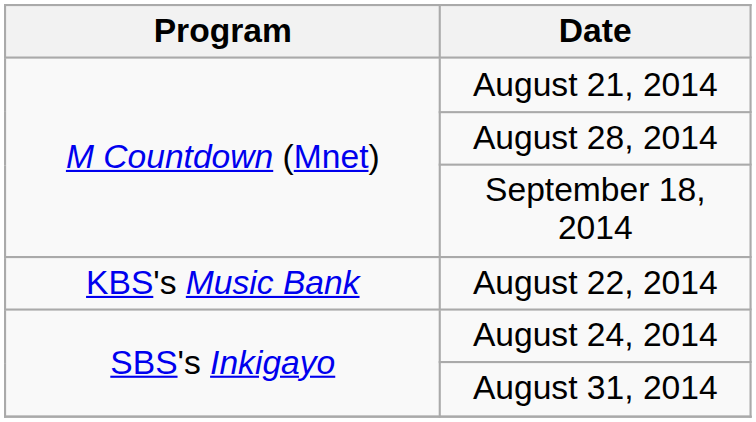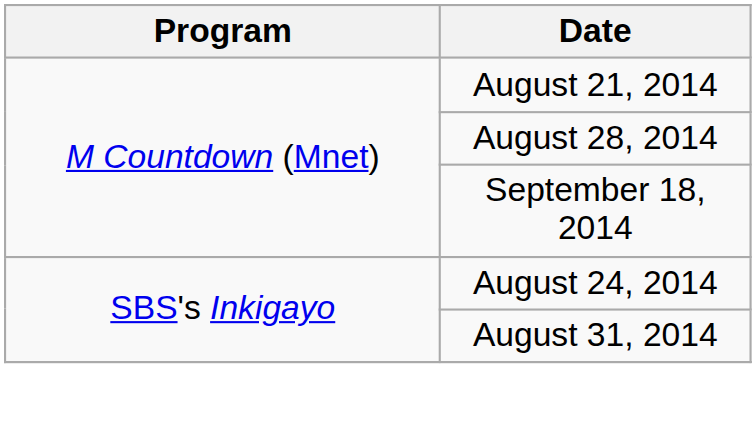- row: (595, 282)
